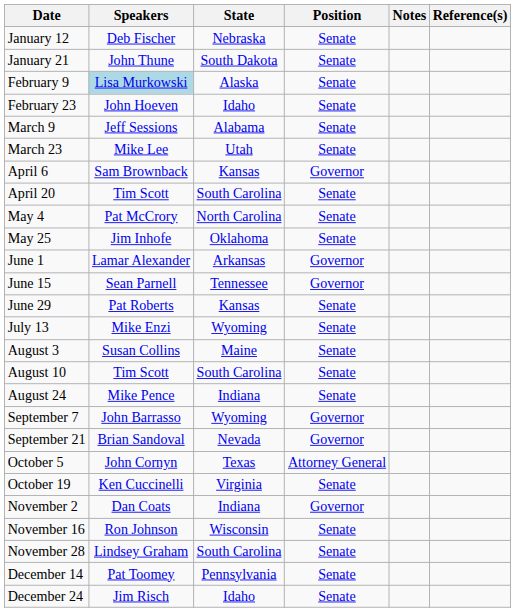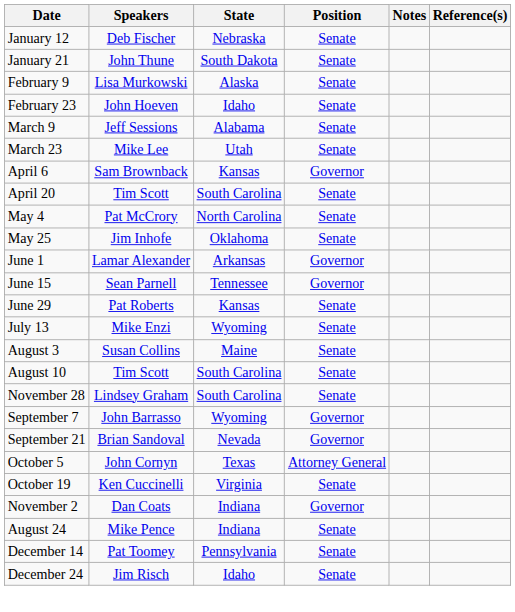(141, 82) lightblue background -> (141, 82) no background
rows swapped: (37, 395) <-> (46, 551)
- row: (46, 529)
